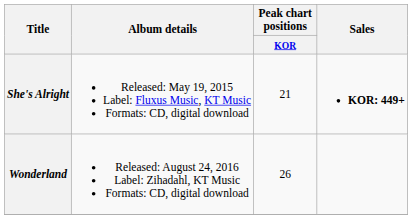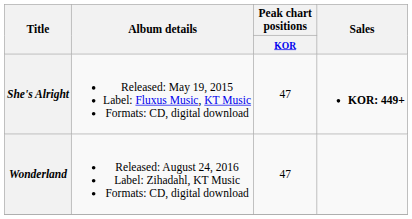(285, 94) 21 -> (285, 94) 47
(285, 174) 26 -> (285, 174) 47
